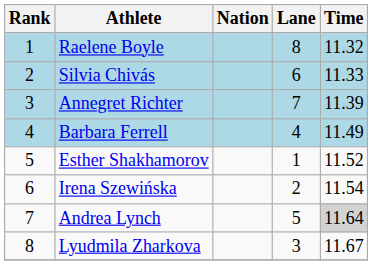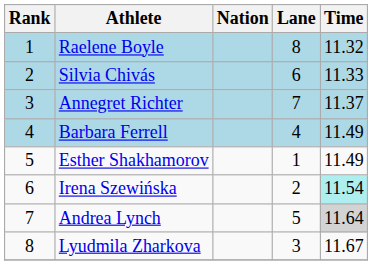(344, 103) 11.39 -> (344, 103) 11.37
(344, 160) 11.52 -> (344, 160) 11.49
(344, 189) no background -> (344, 189) paleturquoise background
